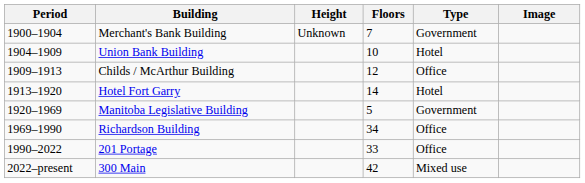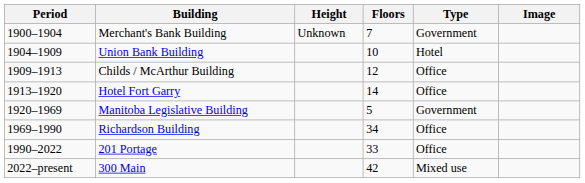(429, 91) Hotel -> (431, 91) Office
